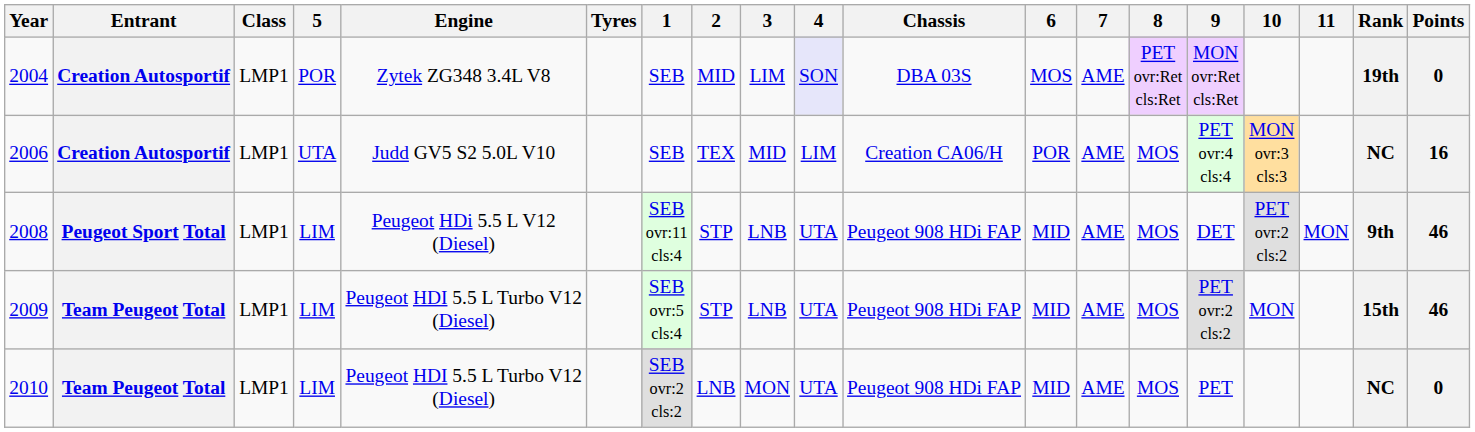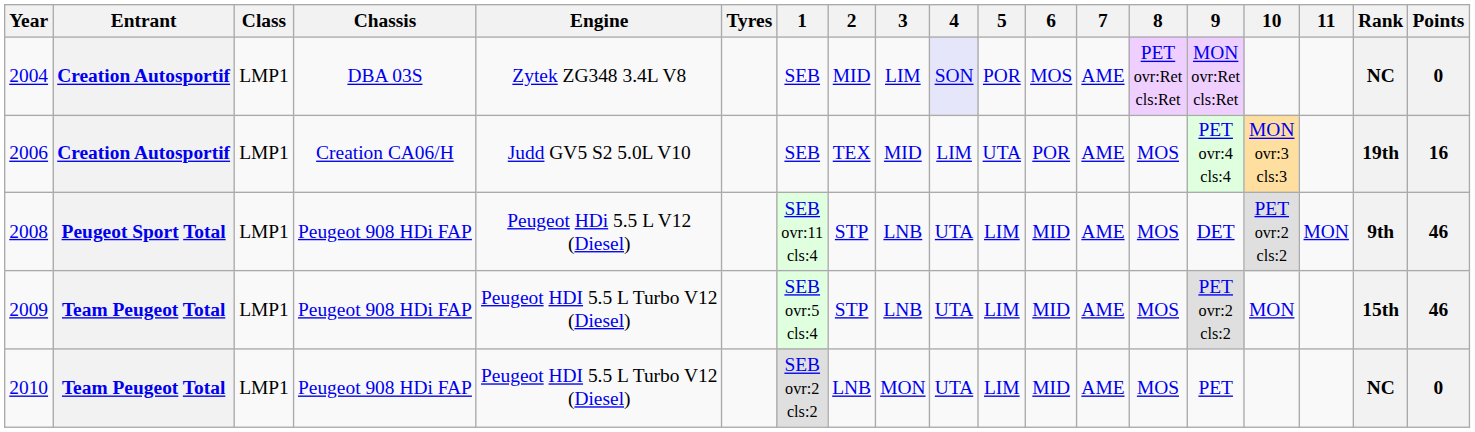columns swapped: (934, 20) <-> (317, 20)
(1381, 75) 19th -> (1381, 75) NC
(1381, 153) NC -> (1381, 153) 19th
